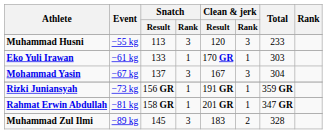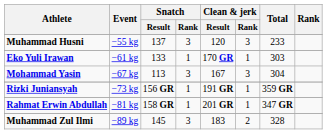(158, 42) 113 -> (158, 42) 137
(158, 73) 137 -> (158, 73) 113
